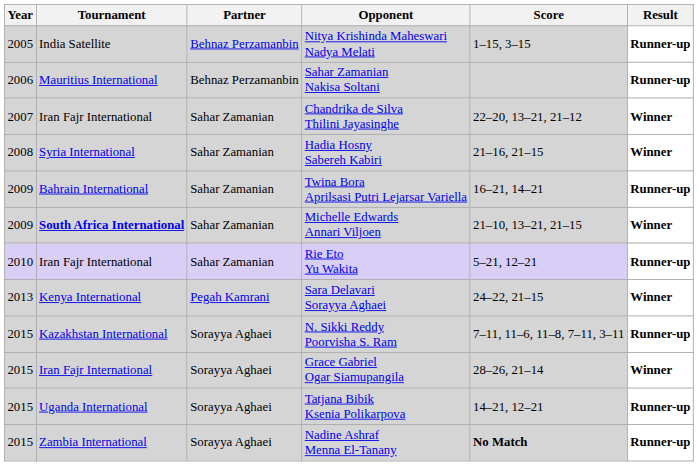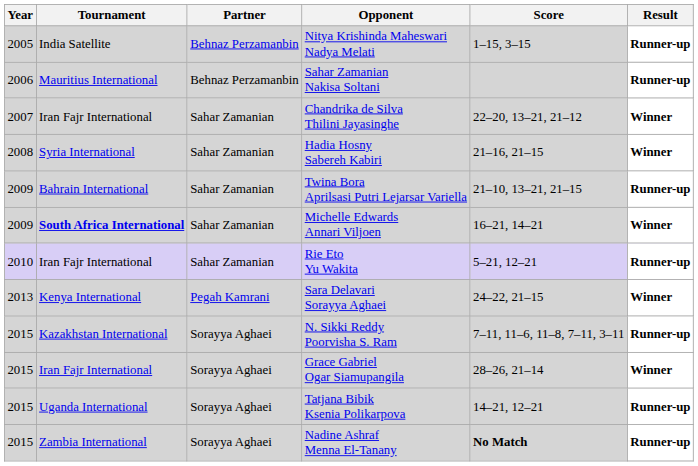(508, 189) 16–21, 14–21 -> (527, 189) 21–10, 13–21, 21–15
(527, 225) 21–10, 13–21, 21–15 -> (508, 225) 16–21, 14–21
